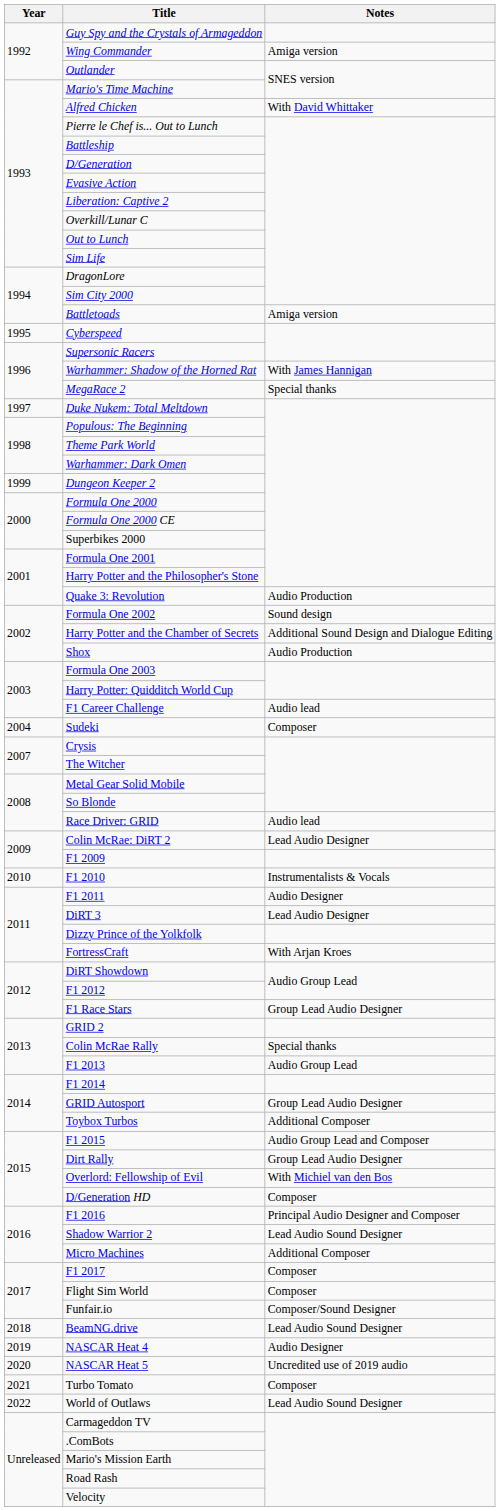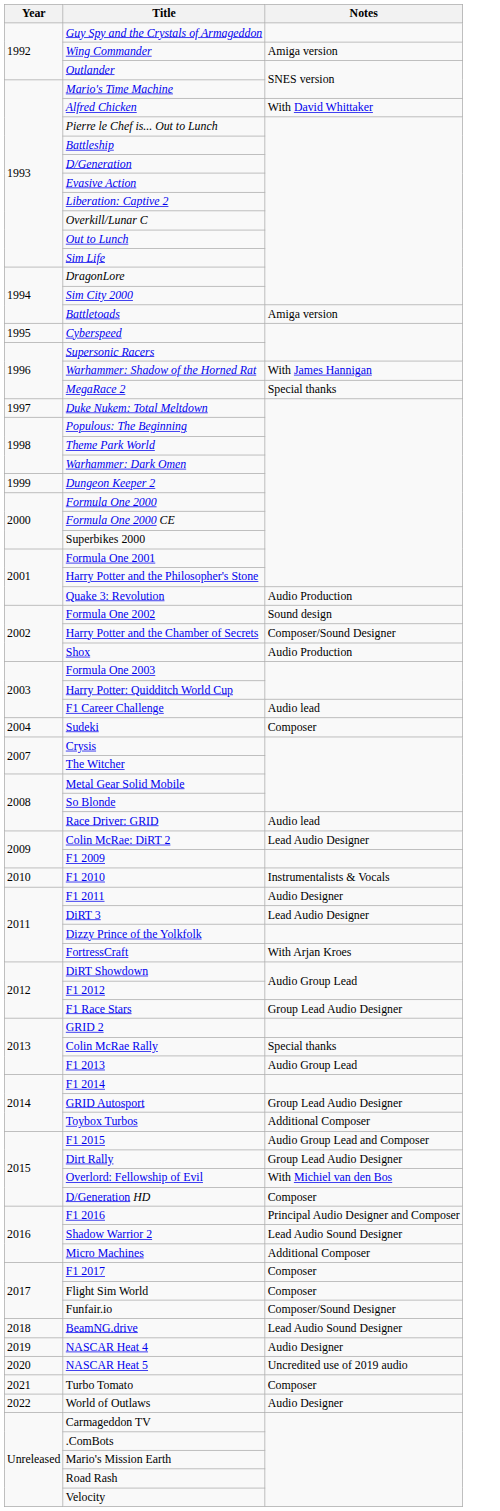(380, 633) Additional Sound Design and Dialogue Editing -> (332, 633) Composer/Sound Designer
(335, 1403) Lead Audio Sound Designer -> (305, 1403) Audio Designer
